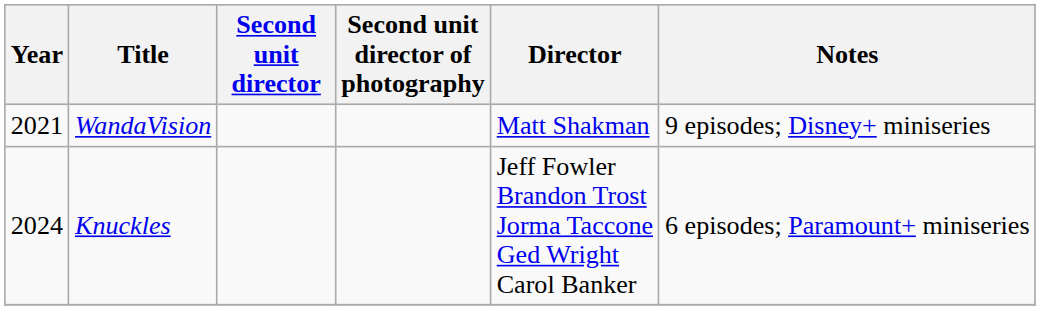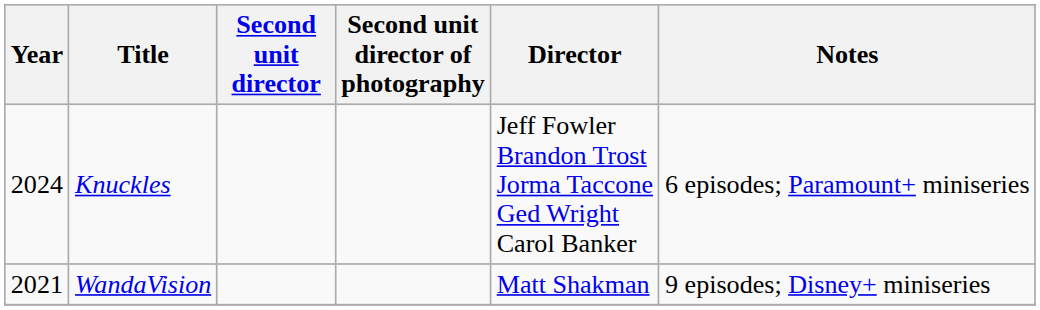rows swapped: (143, 125) <-> (123, 225)
